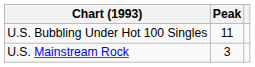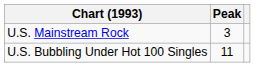rows swapped: (68, 52) <-> (107, 33)
